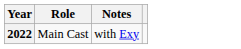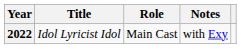+ column: (79, 14)
